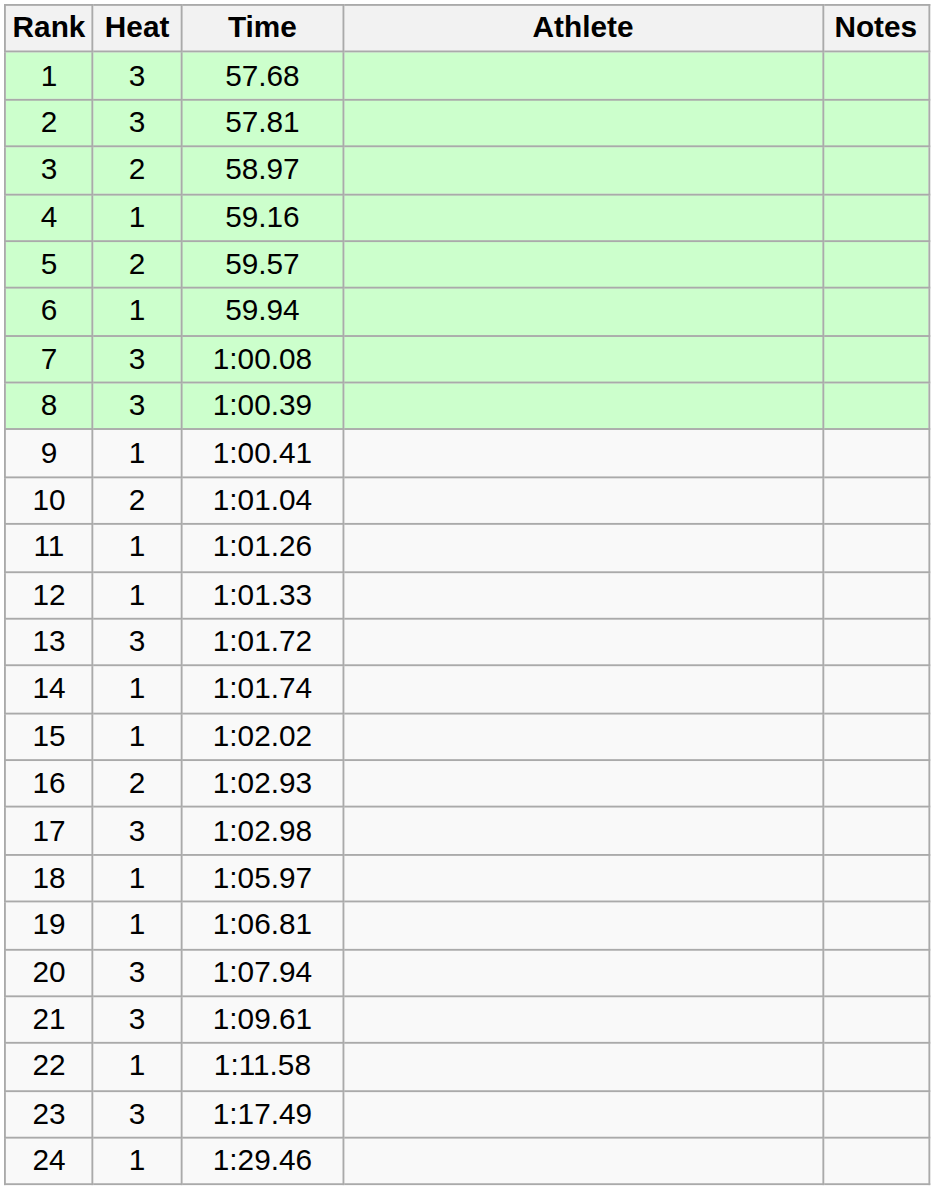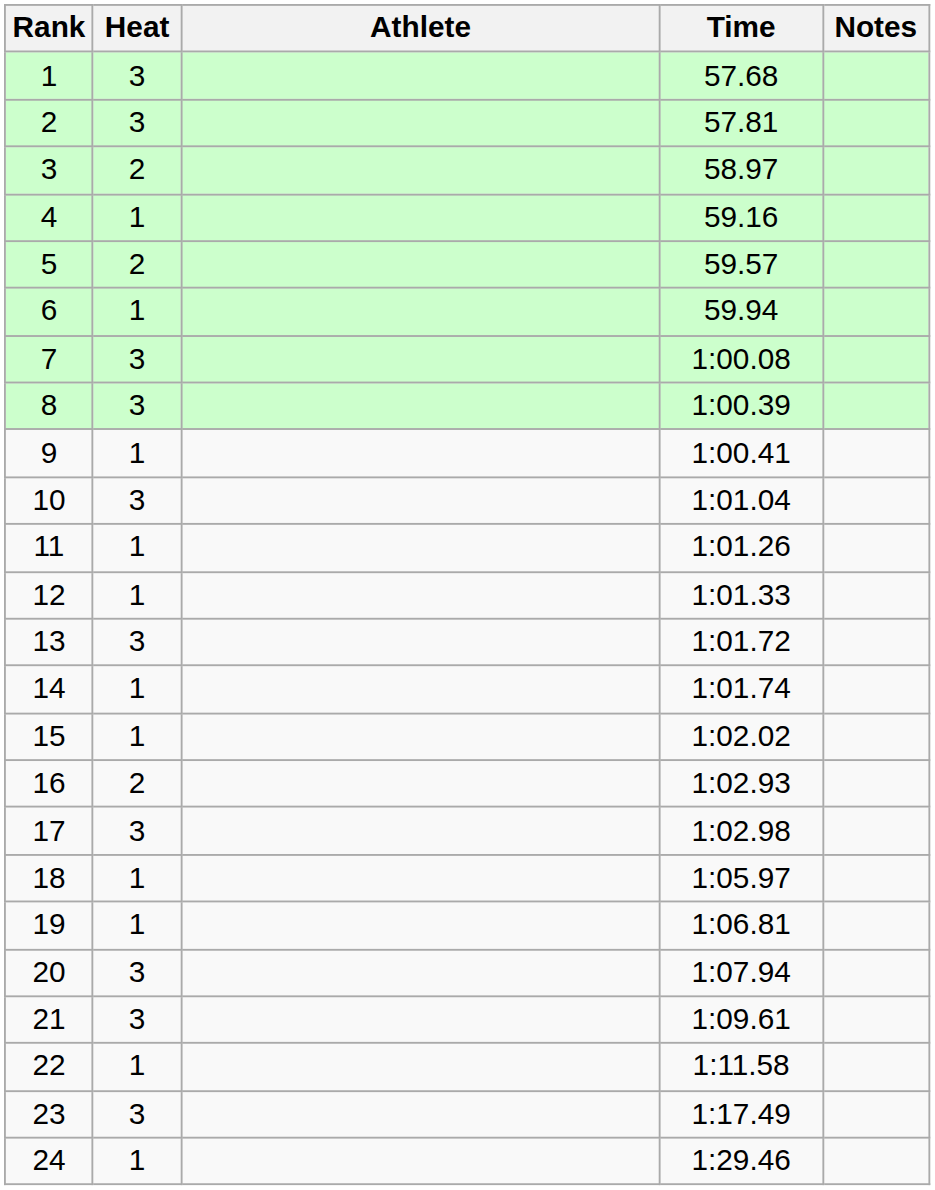columns swapped: (583, 28) <-> (262, 28)
(137, 500) 2 -> (137, 500) 3
